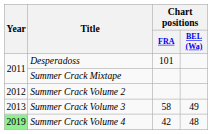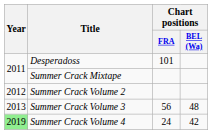(166, 106) 58 -> (166, 106) 56
(194, 106) 49 -> (194, 106) 48
(166, 122) 42 -> (166, 122) 24
(194, 122) 48 -> (194, 122) 42
